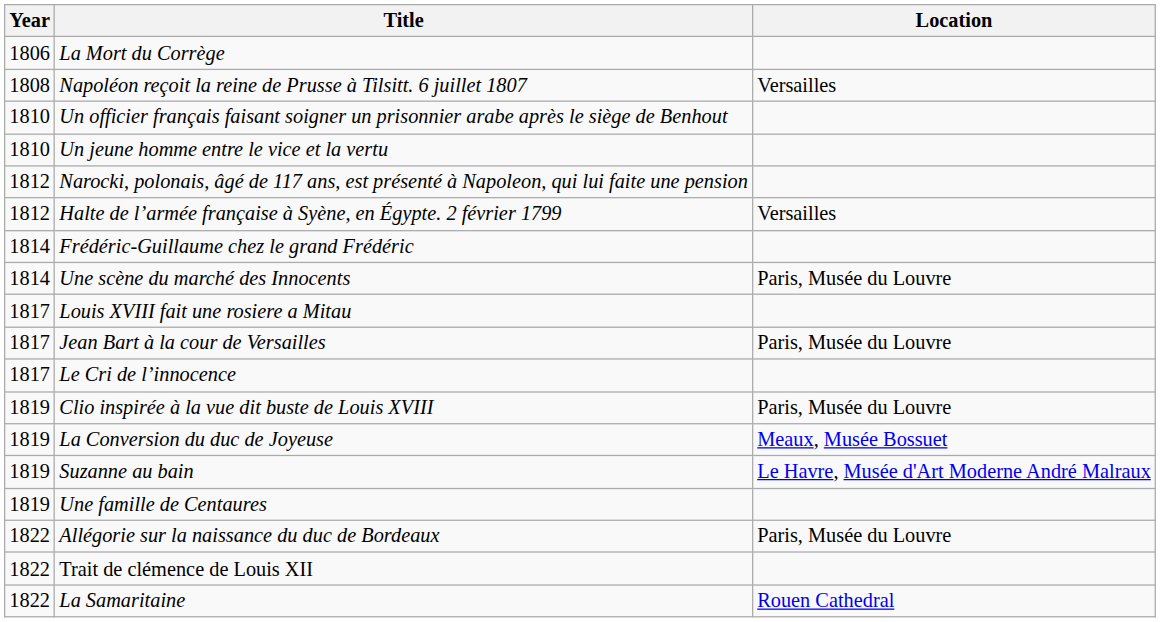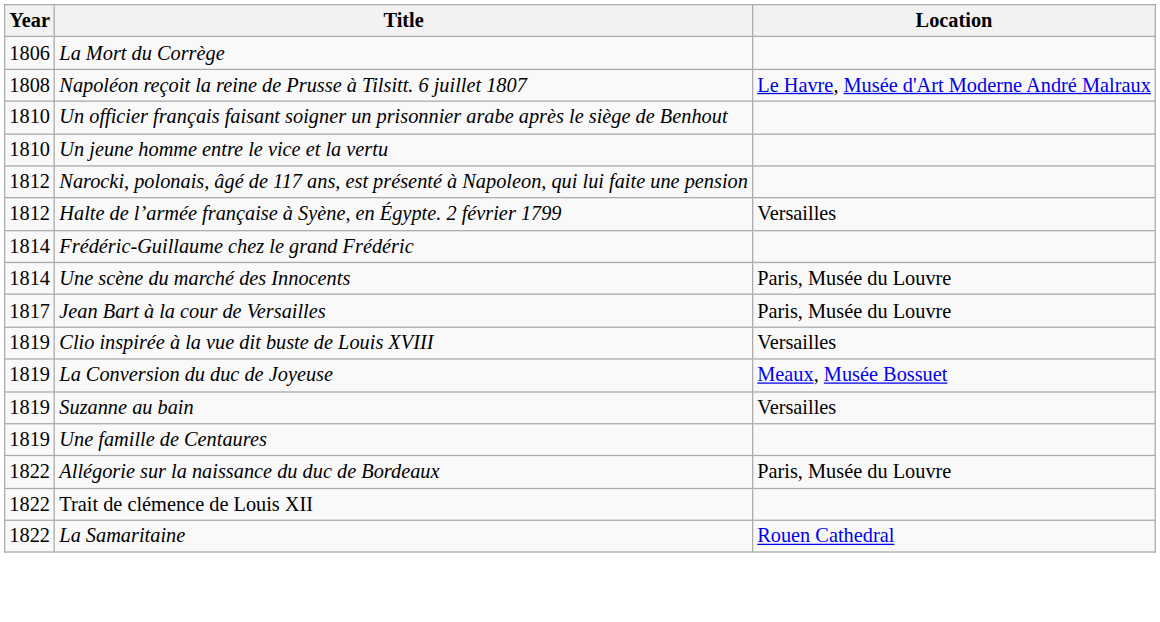(797, 85) Versailles -> (954, 85) Le Havre, Musée d'Art Moderne André Malraux
- row: (205, 310)
- row: (148, 375)
(854, 407) Paris, Musée du Louvre -> (797, 342) Versailles
(954, 471) Le Havre, Musée d'Art Moderne André Malraux -> (797, 407) Versailles
